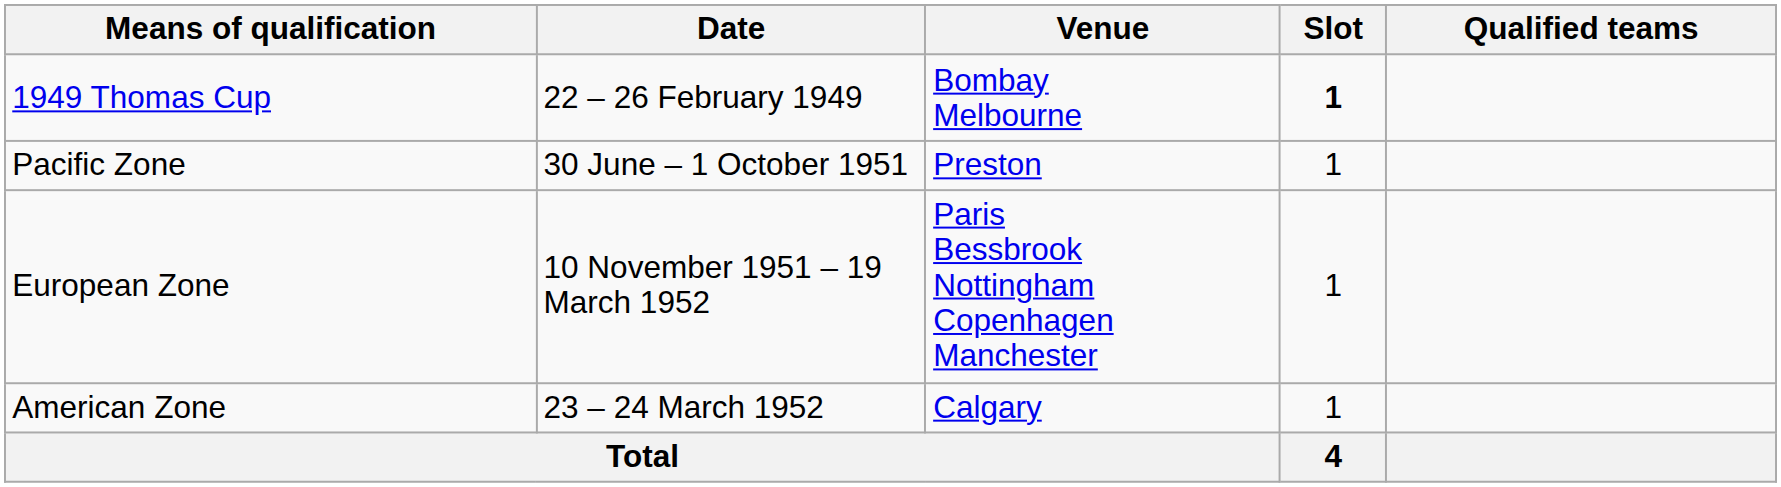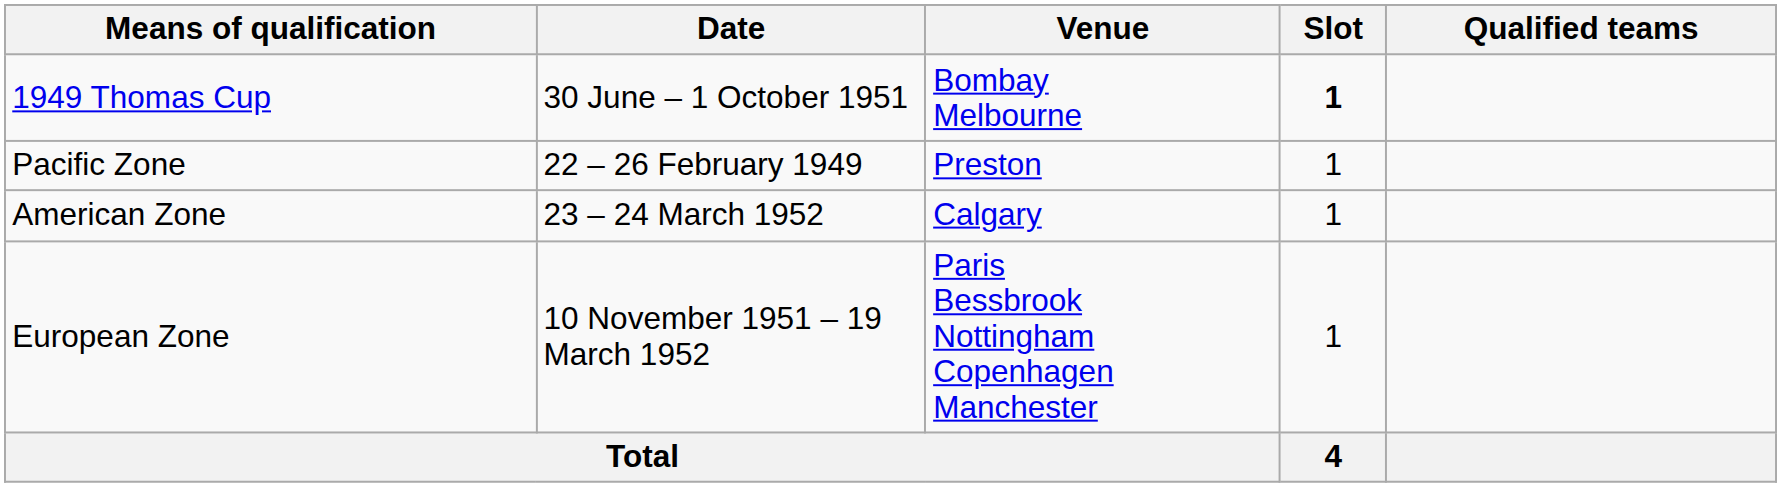(703, 97) 22 – 26 February 1949 -> (726, 97) 30 June – 1 October 1951
(726, 164) 30 June – 1 October 1951 -> (703, 164) 22 – 26 February 1949
rows swapped: (119, 406) <-> (121, 285)
